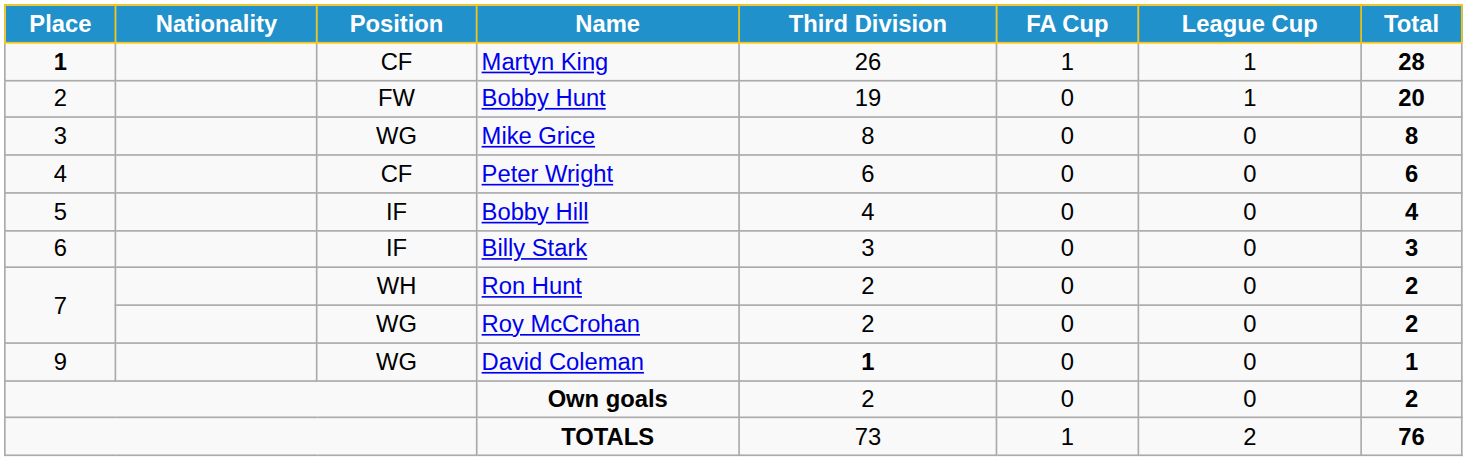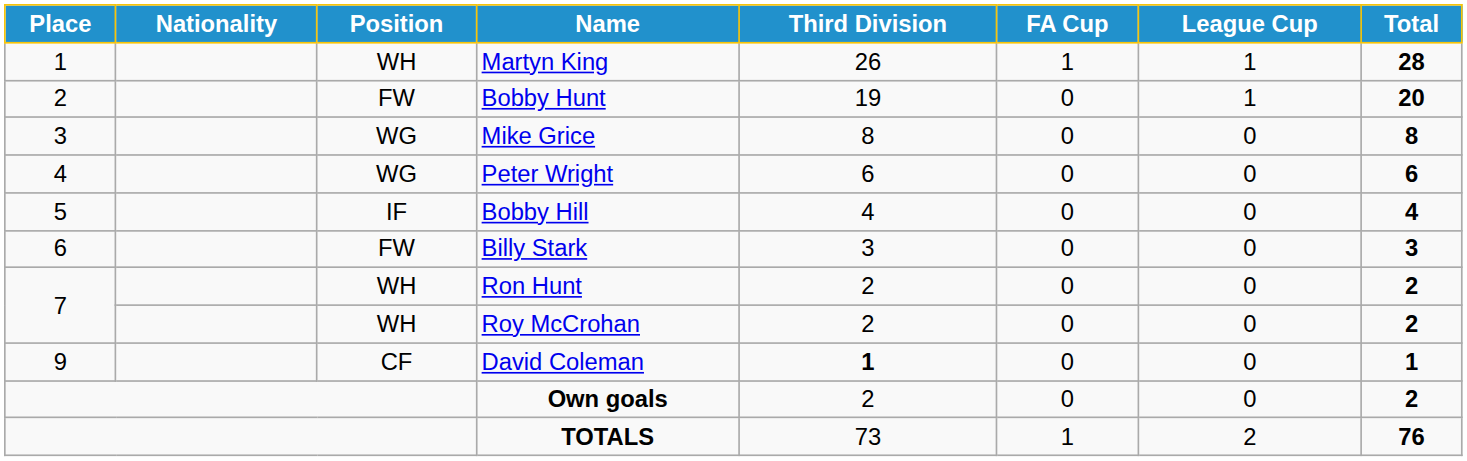(60, 62) bold -> (60, 62) normal
(397, 62) CF -> (397, 62) WH
(397, 174) CF -> (397, 174) WG
(397, 249) IF -> (397, 249) FW
(397, 324) WG -> (397, 324) WH
(397, 362) WG -> (397, 362) CF
